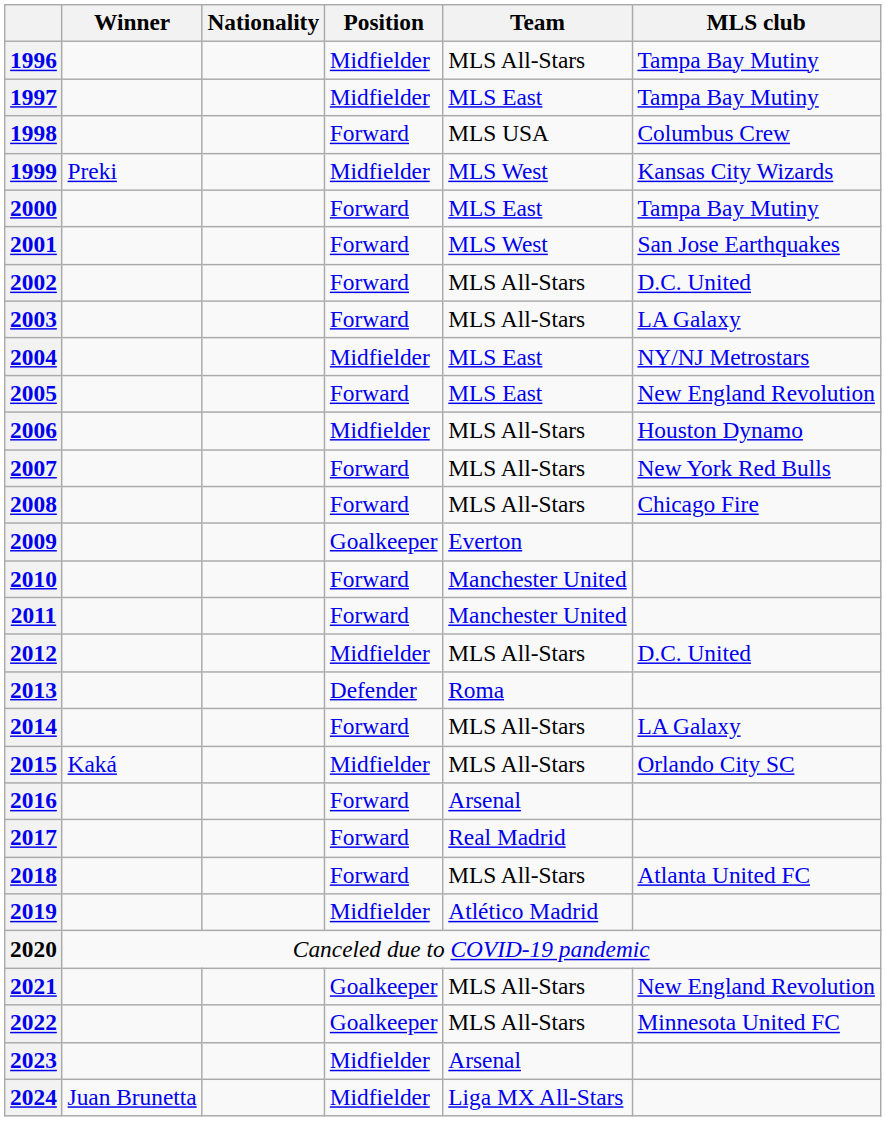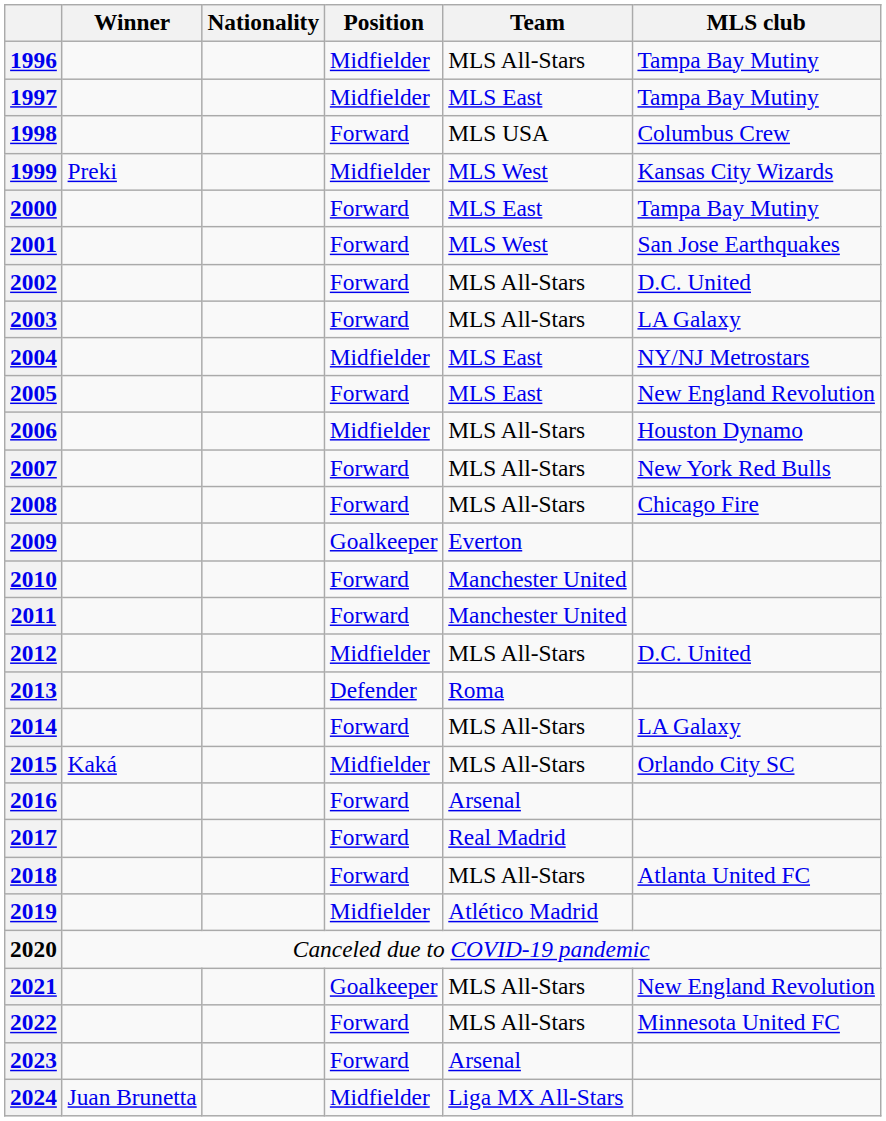(384, 1023) Goalkeeper -> (369, 1023) Forward
(380, 1060) Midfielder -> (369, 1060) Forward
